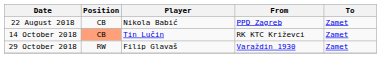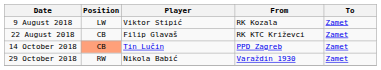+ row: (43, 23)
(150, 23) Nikola Babić -> (150, 35) Filip Glavaš
(259, 23) PPD Zagreb -> (271, 35) RK KTC Križevci
(271, 35) RK KTC Križevci -> (259, 47) PPD Zagreb
(150, 47) Filip Glavaš -> (150, 59) Nikola Babić
